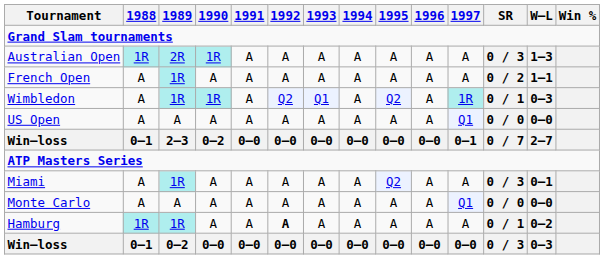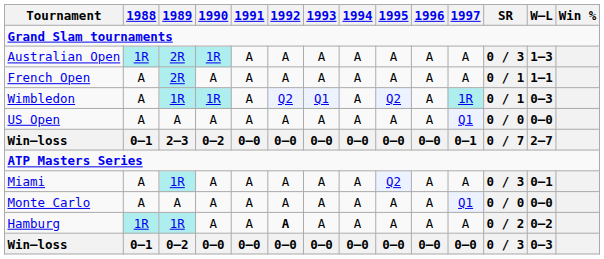(177, 77) 1R -> (177, 77) 2R
(505, 77) 0 / 2 -> (505, 77) 0 / 1
(505, 223) 0 / 1 -> (505, 223) 0 / 2
